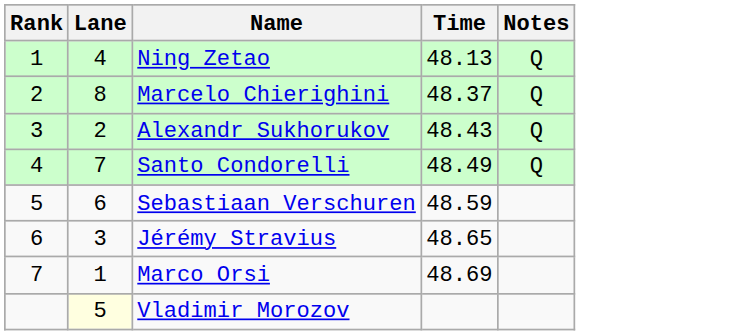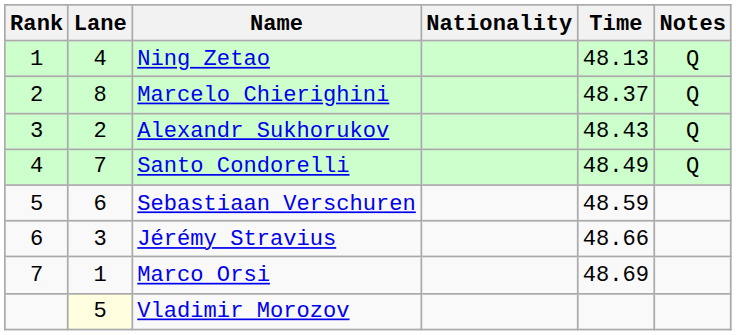+ column: (499, 23)
(459, 239) 48.65 -> (616, 239) 48.66
